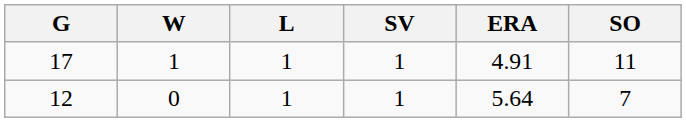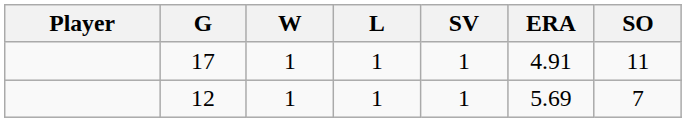+ column: (82, 23)
(174, 98) 0 -> (290, 98) 1
(512, 98) 5.64 -> (551, 98) 5.69
